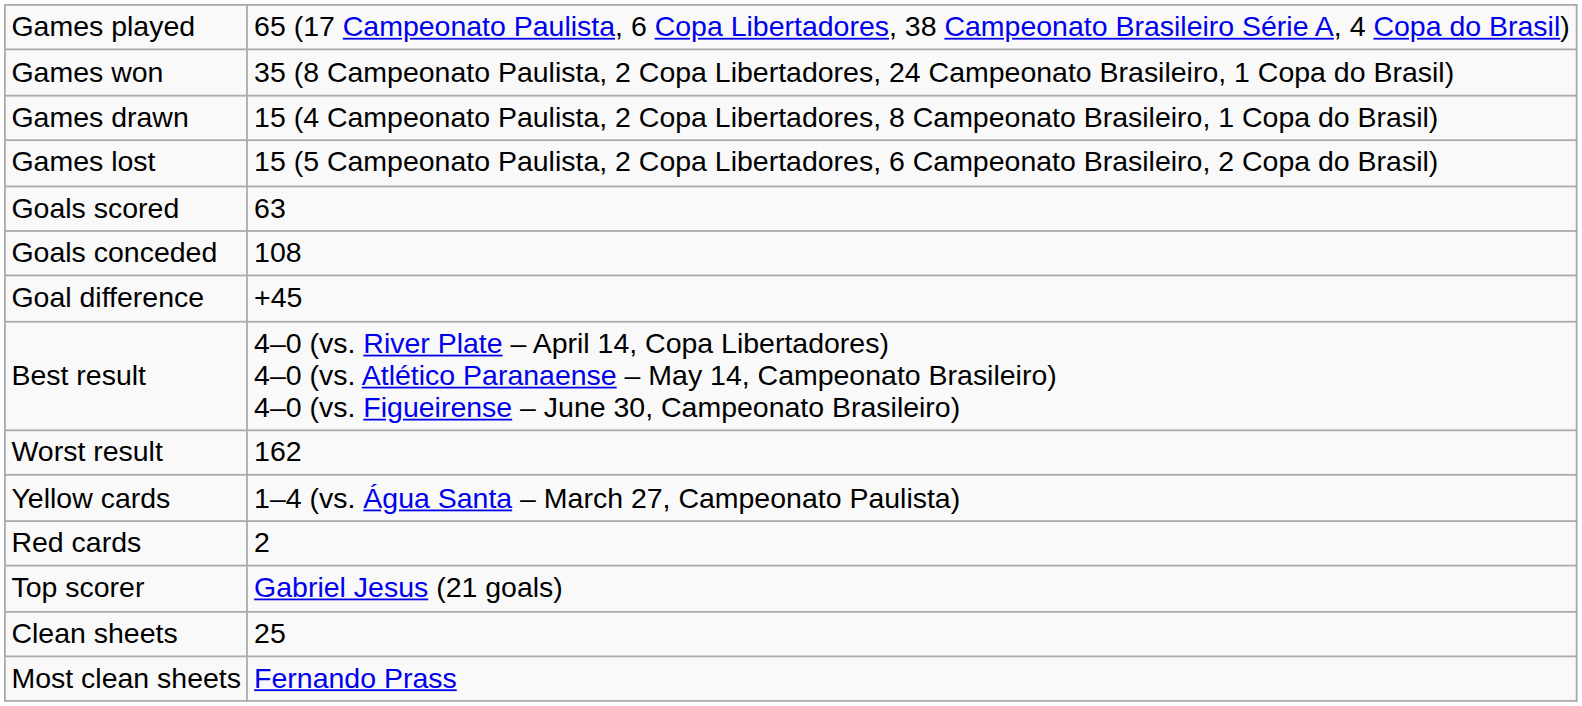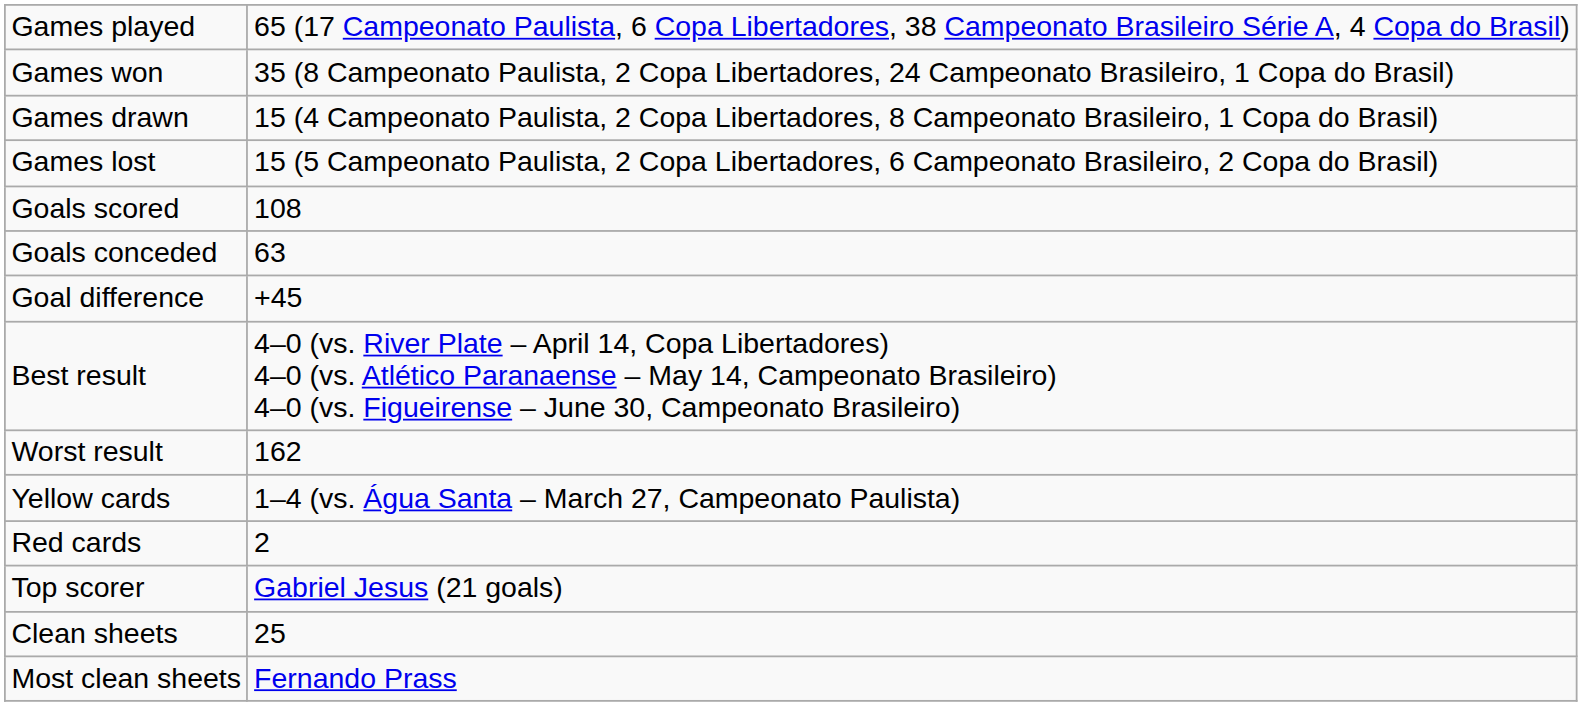(270, 207) 63 -> (278, 207) 108
(278, 252) 108 -> (270, 252) 63
